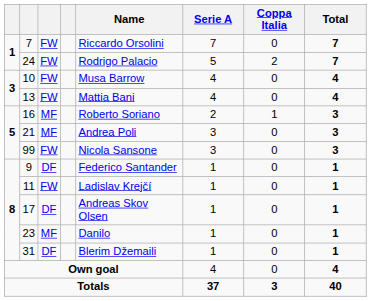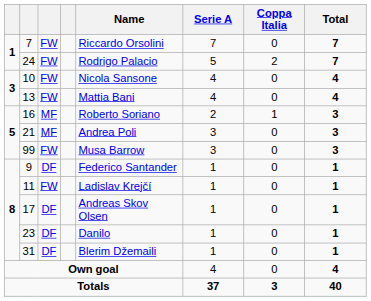(111, 79) Musa Barrow -> (118, 79) Nicola Sansone
(118, 150) Nicola Sansone -> (111, 150) Musa Barrow
(49, 233) MF -> (49, 233) DF
